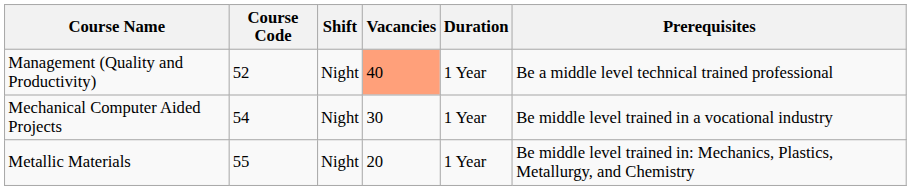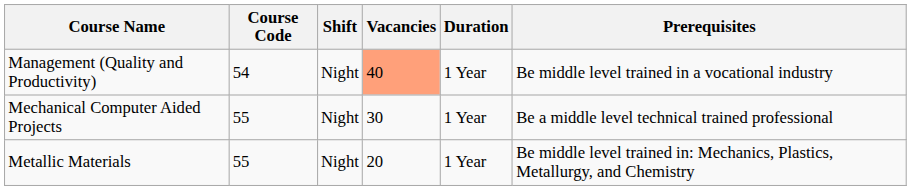(241, 72) 52 -> (241, 72) 54
(675, 72) Be a middle level technical trained professional -> (675, 72) Be middle level trained in a vocational industry
(241, 117) 54 -> (241, 117) 55
(675, 117) Be middle level trained in a vocational industry -> (675, 117) Be a middle level technical trained professional
